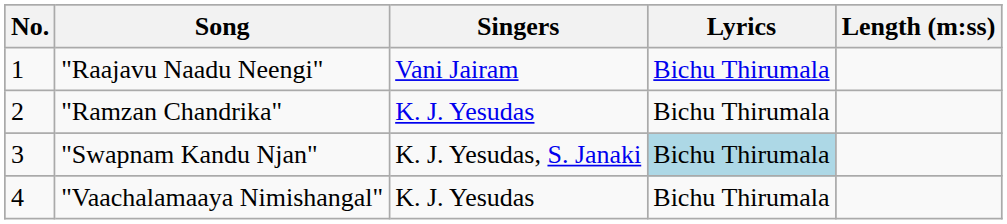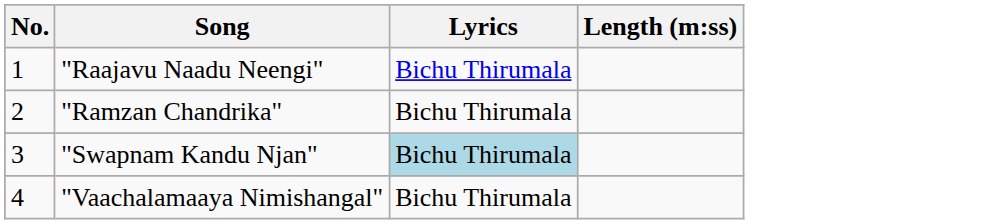- column: (518, 26)
